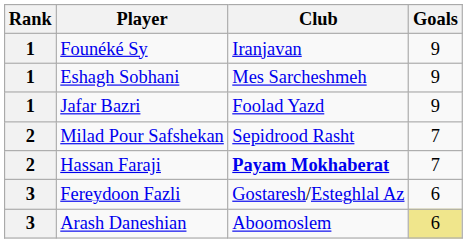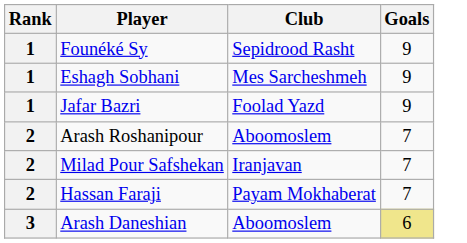(267, 48) Iranjavan -> (293, 48) Sepidrood Rasht
+ row: (132, 135)
(293, 135) Sepidrood Rasht -> (267, 164) Iranjavan
(311, 164) bold -> (304, 194) normal
- row: (120, 194)
